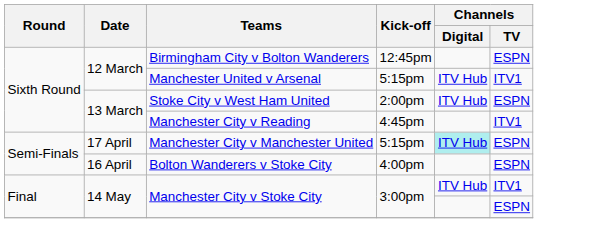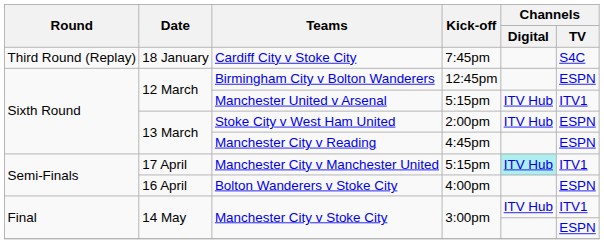+ row: (286, 57)
(508, 121) ITV1 -> (577, 143) ESPN
(512, 143) ESPN -> (573, 164) ITV1
